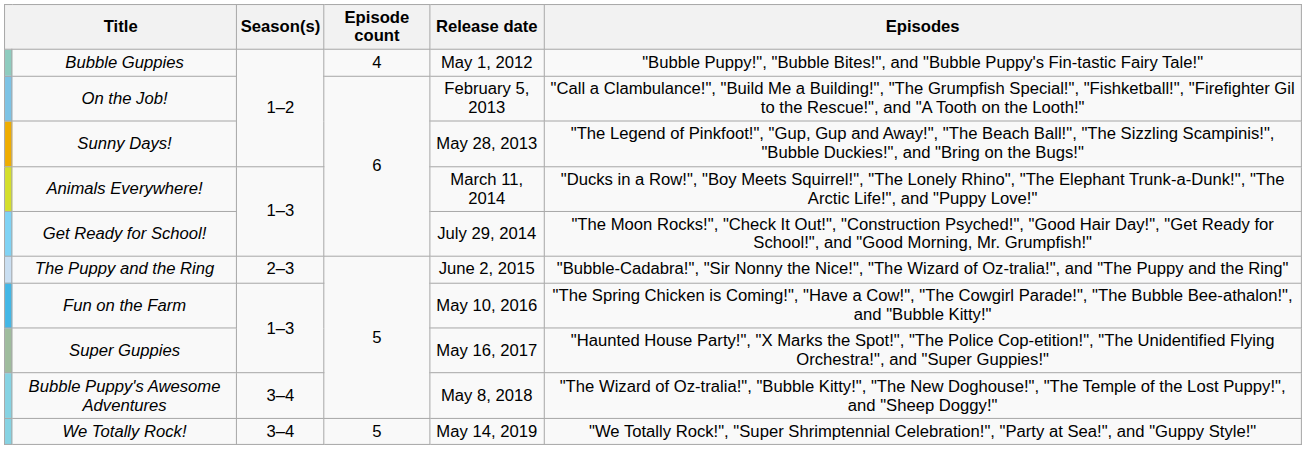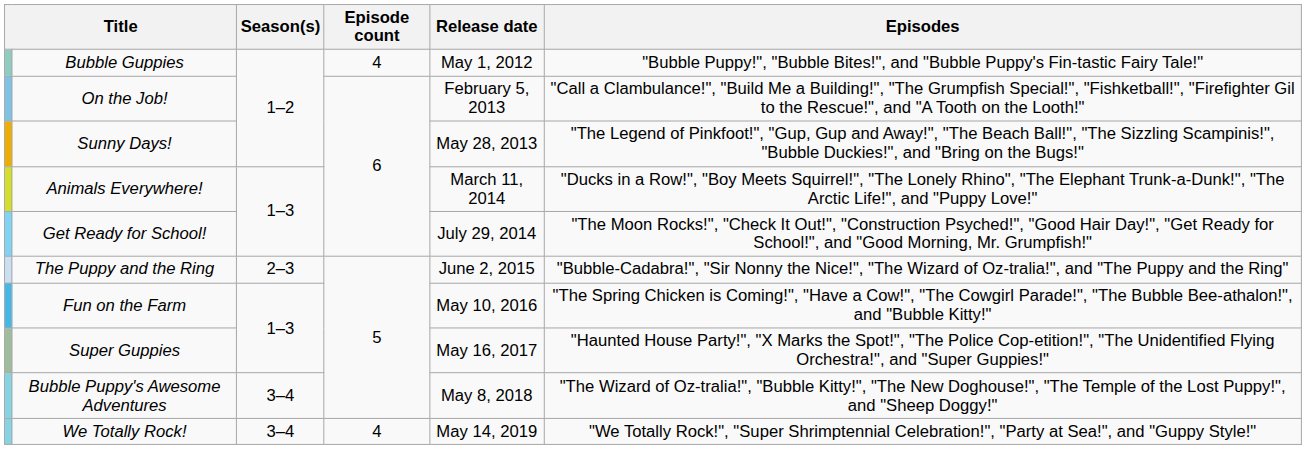(377, 431) 5 -> (377, 431) 4
